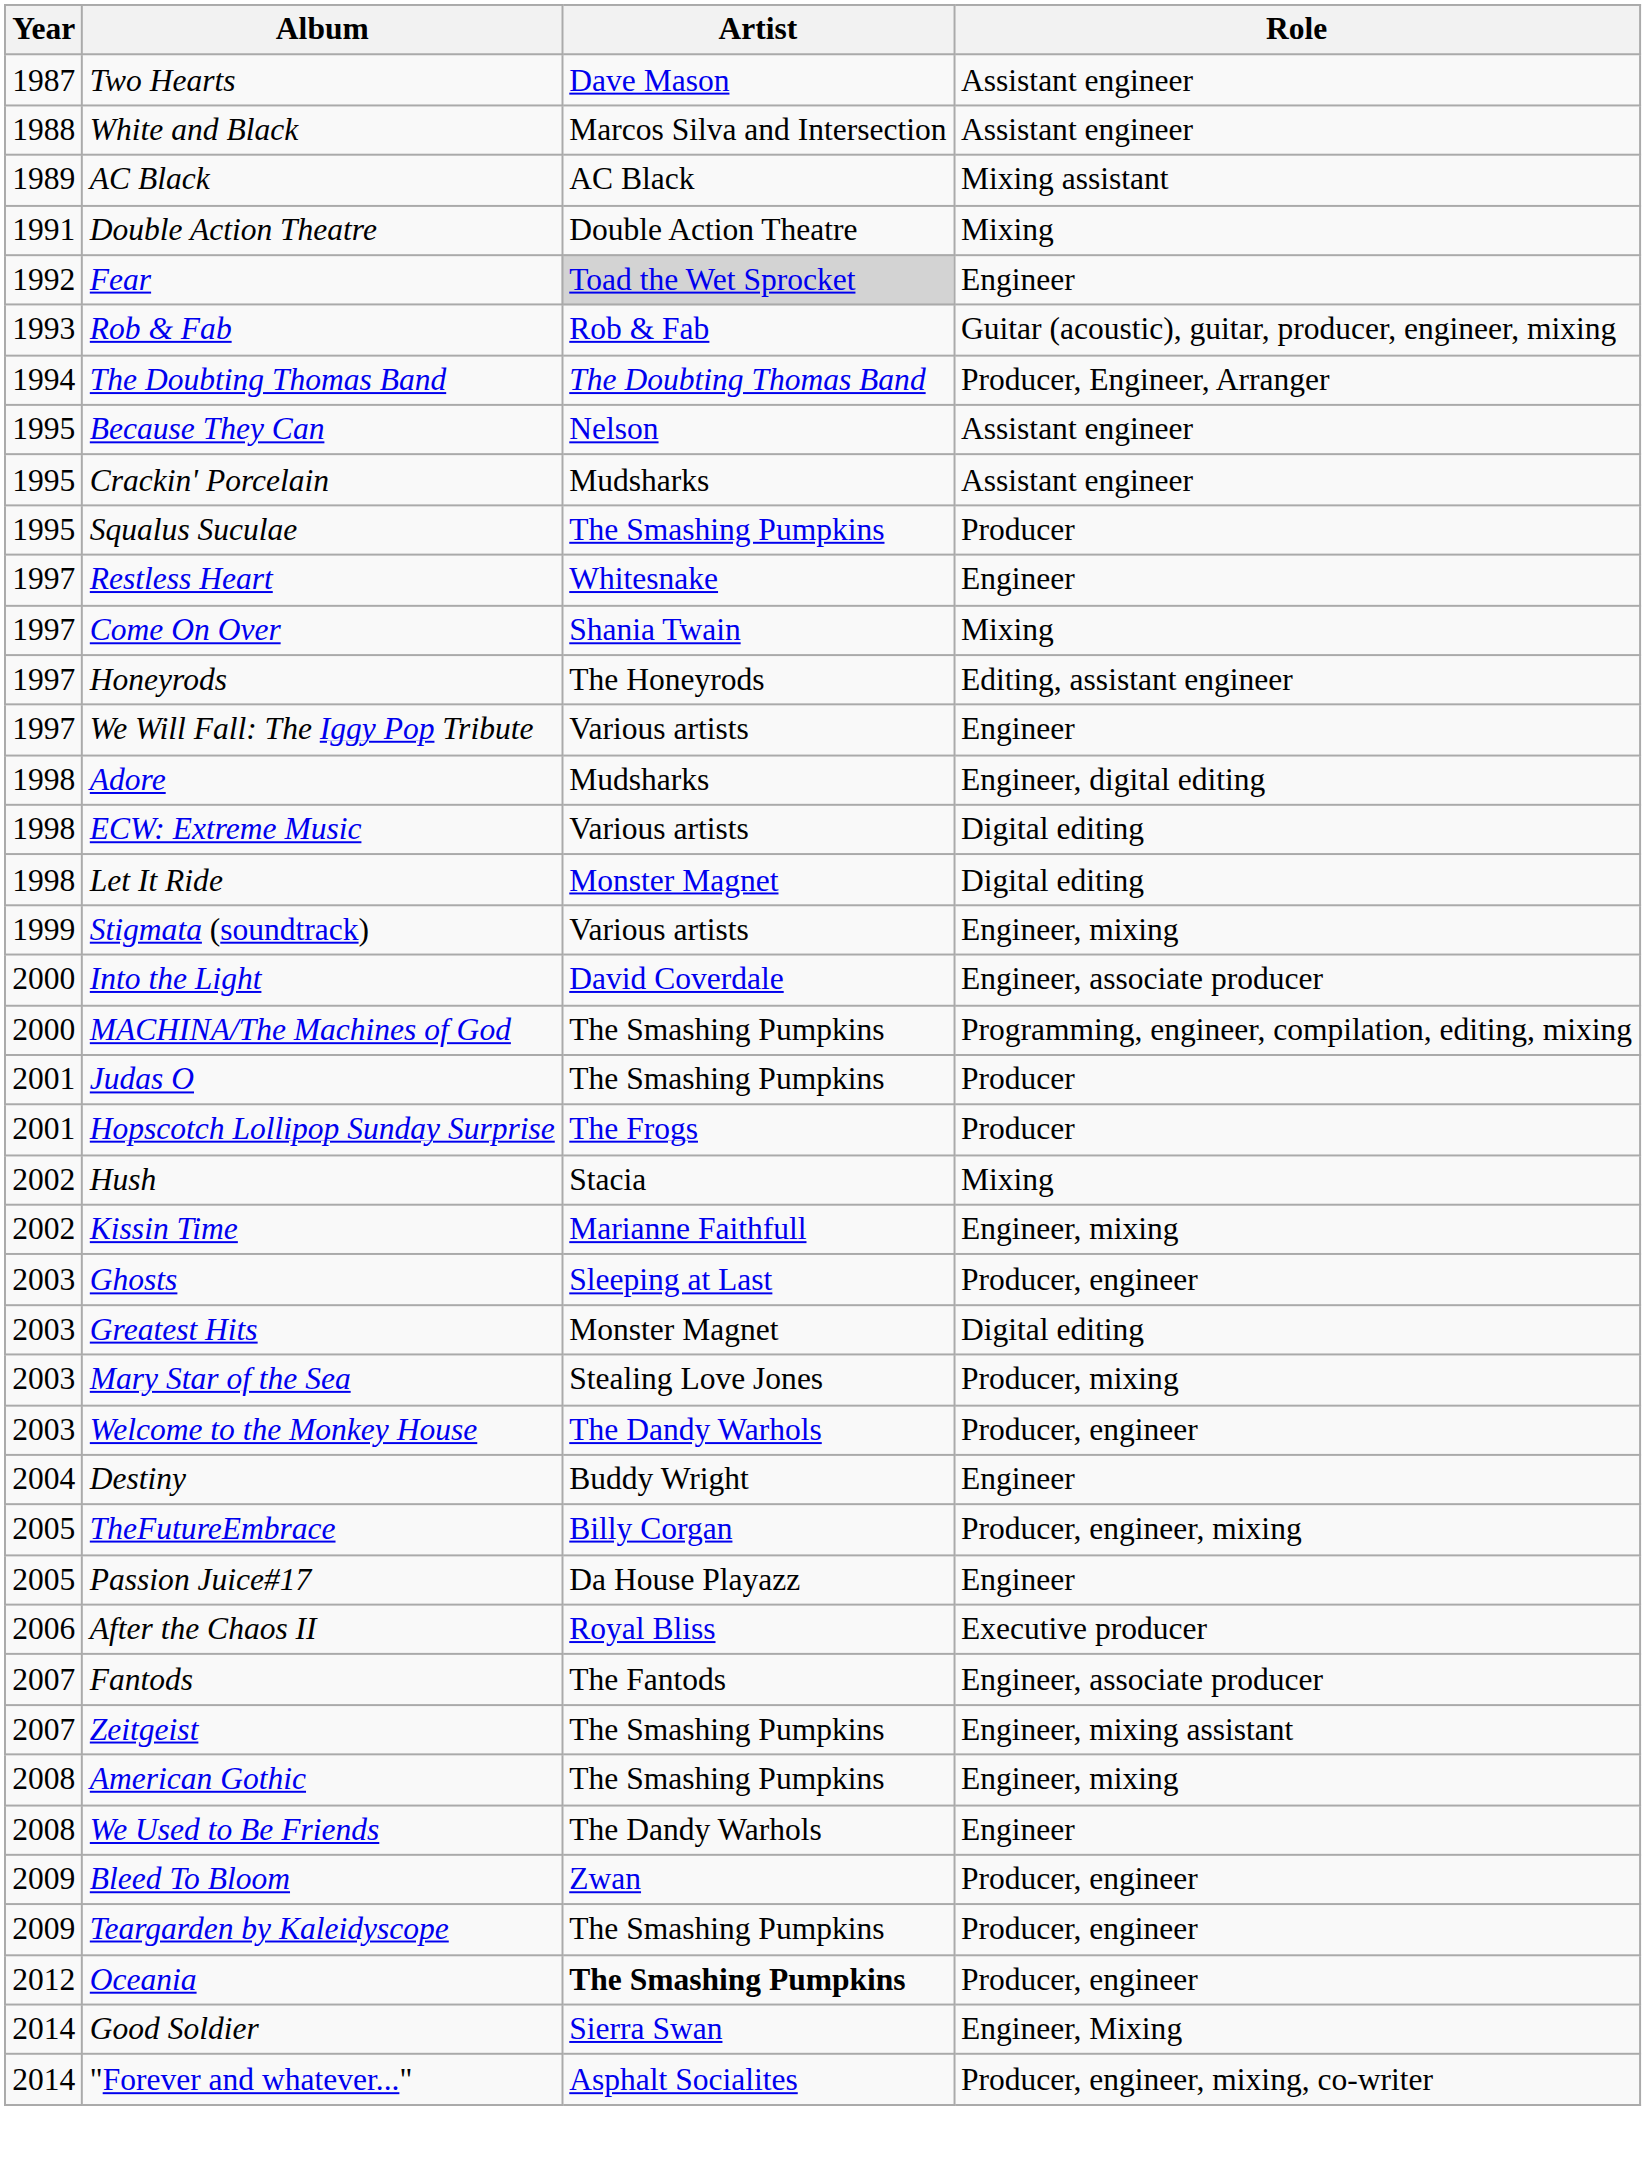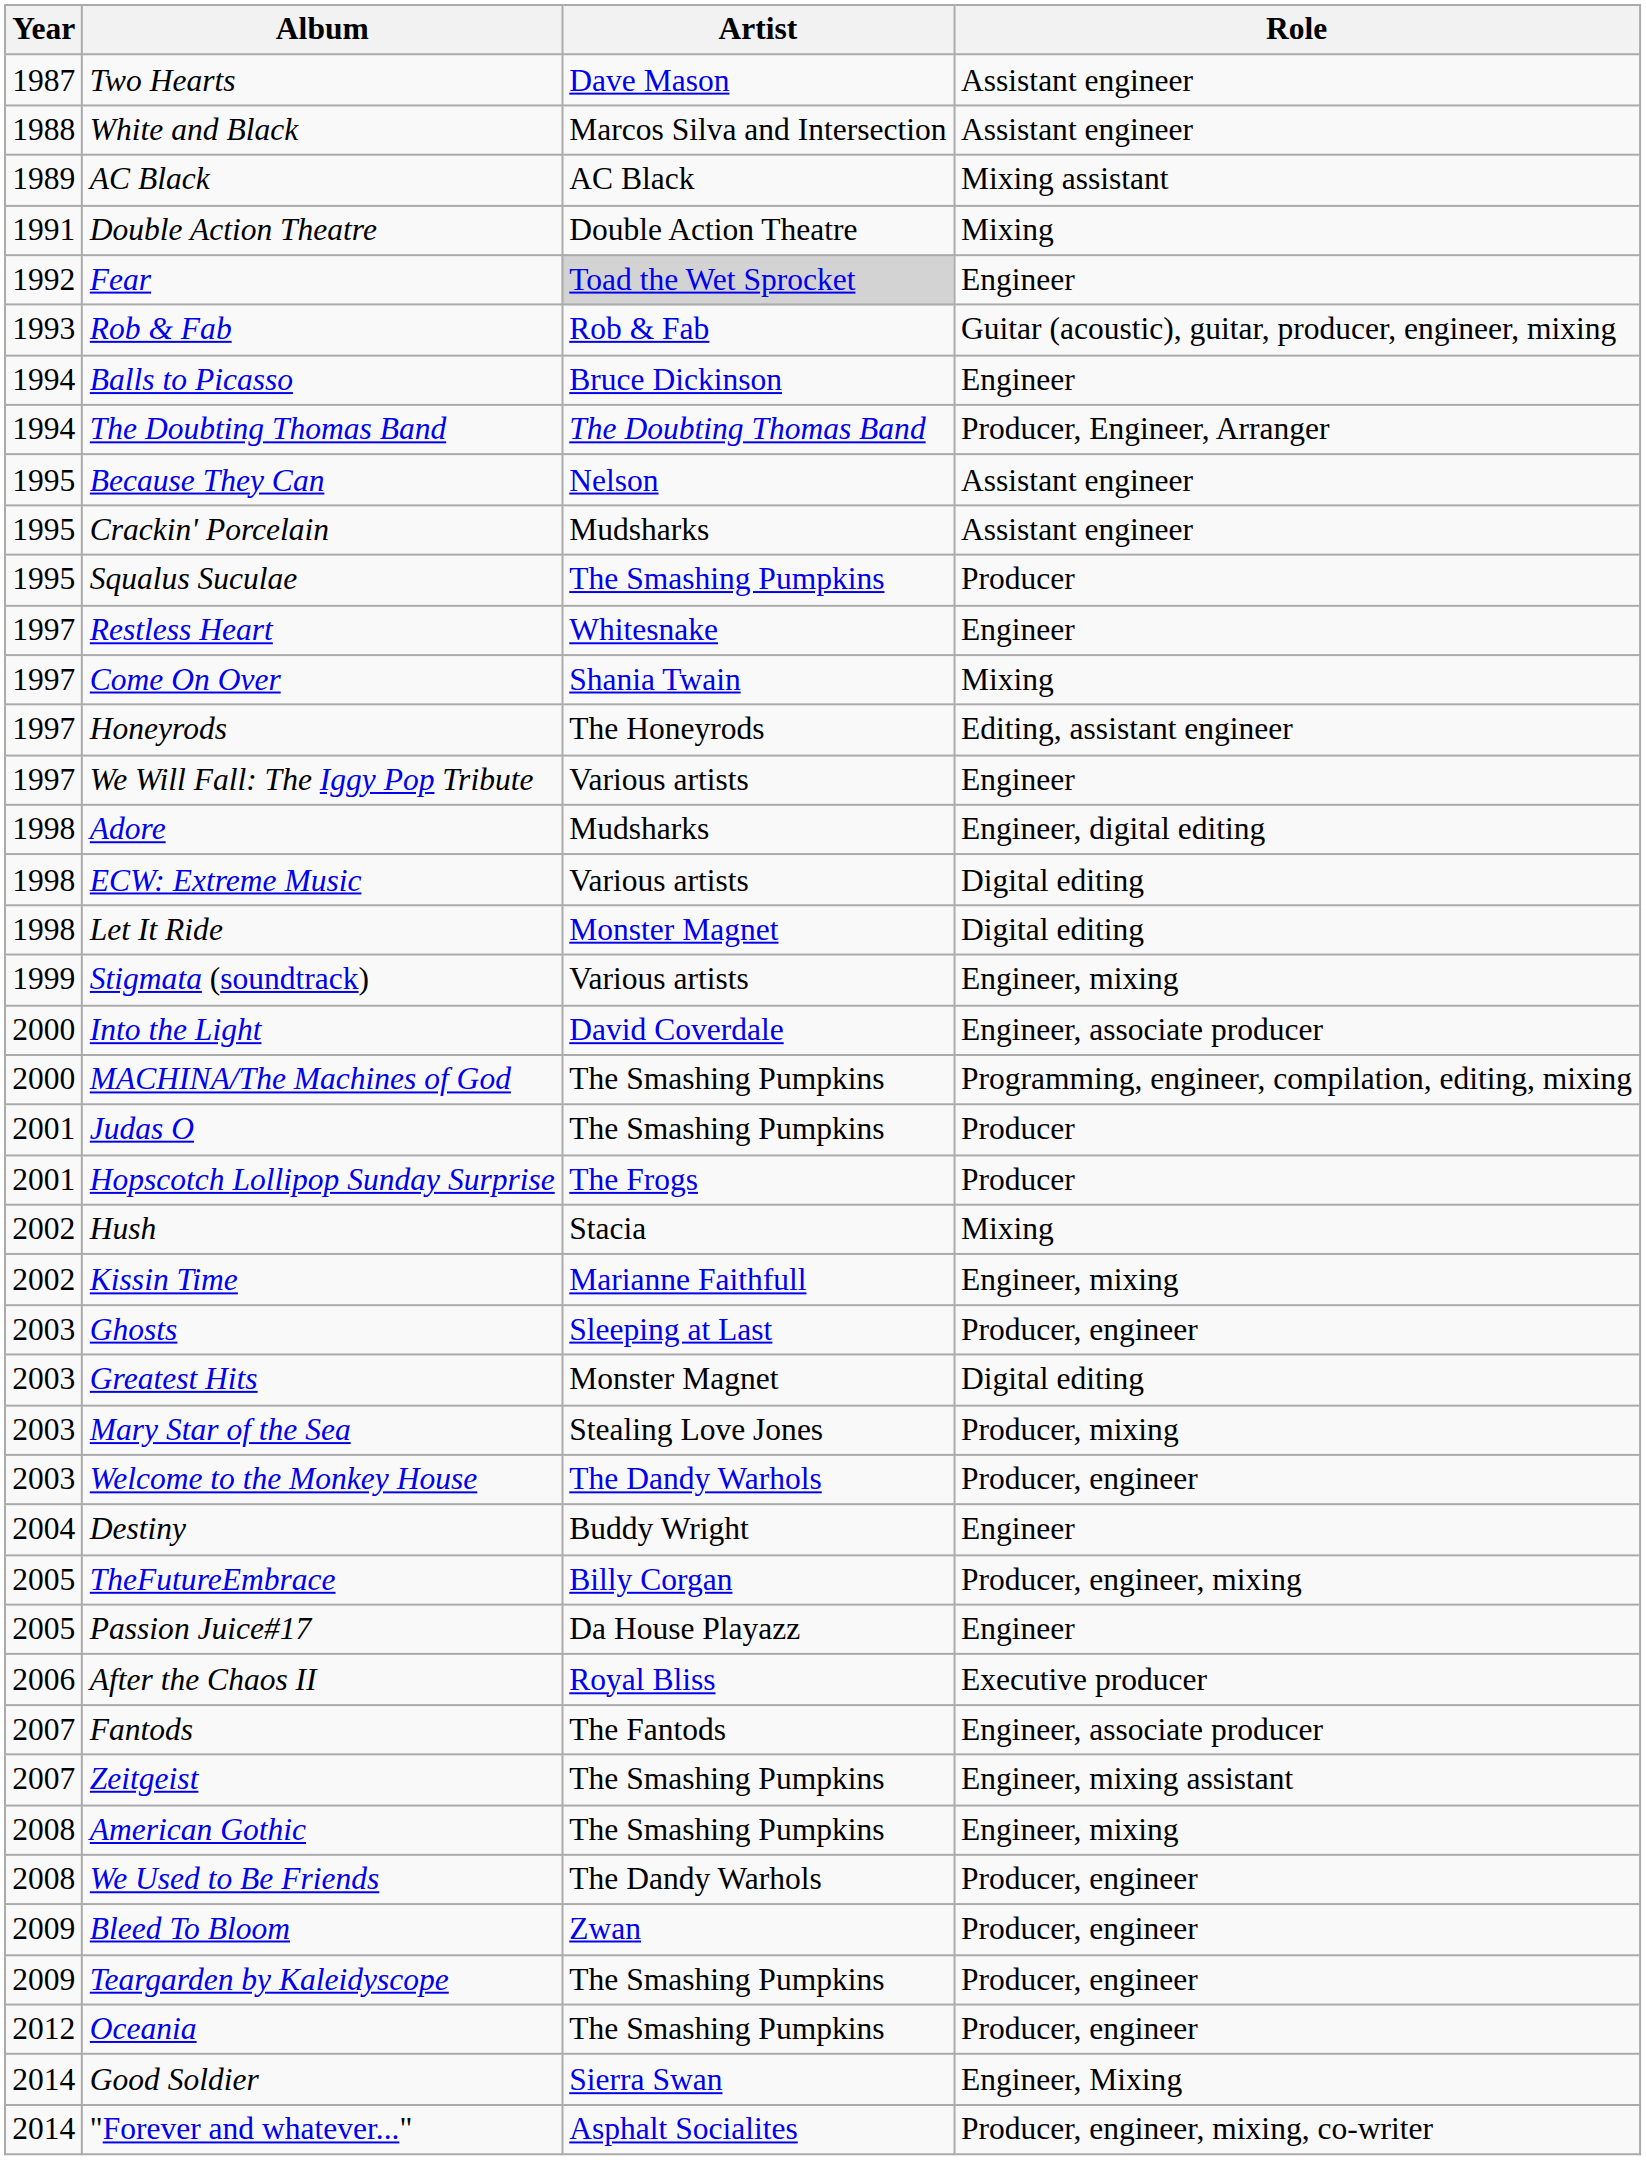+ row: (191, 379)
(1018, 1829) Engineer -> (1079, 1879) Producer, engineer
(737, 1979) bold -> (727, 2029) normal
